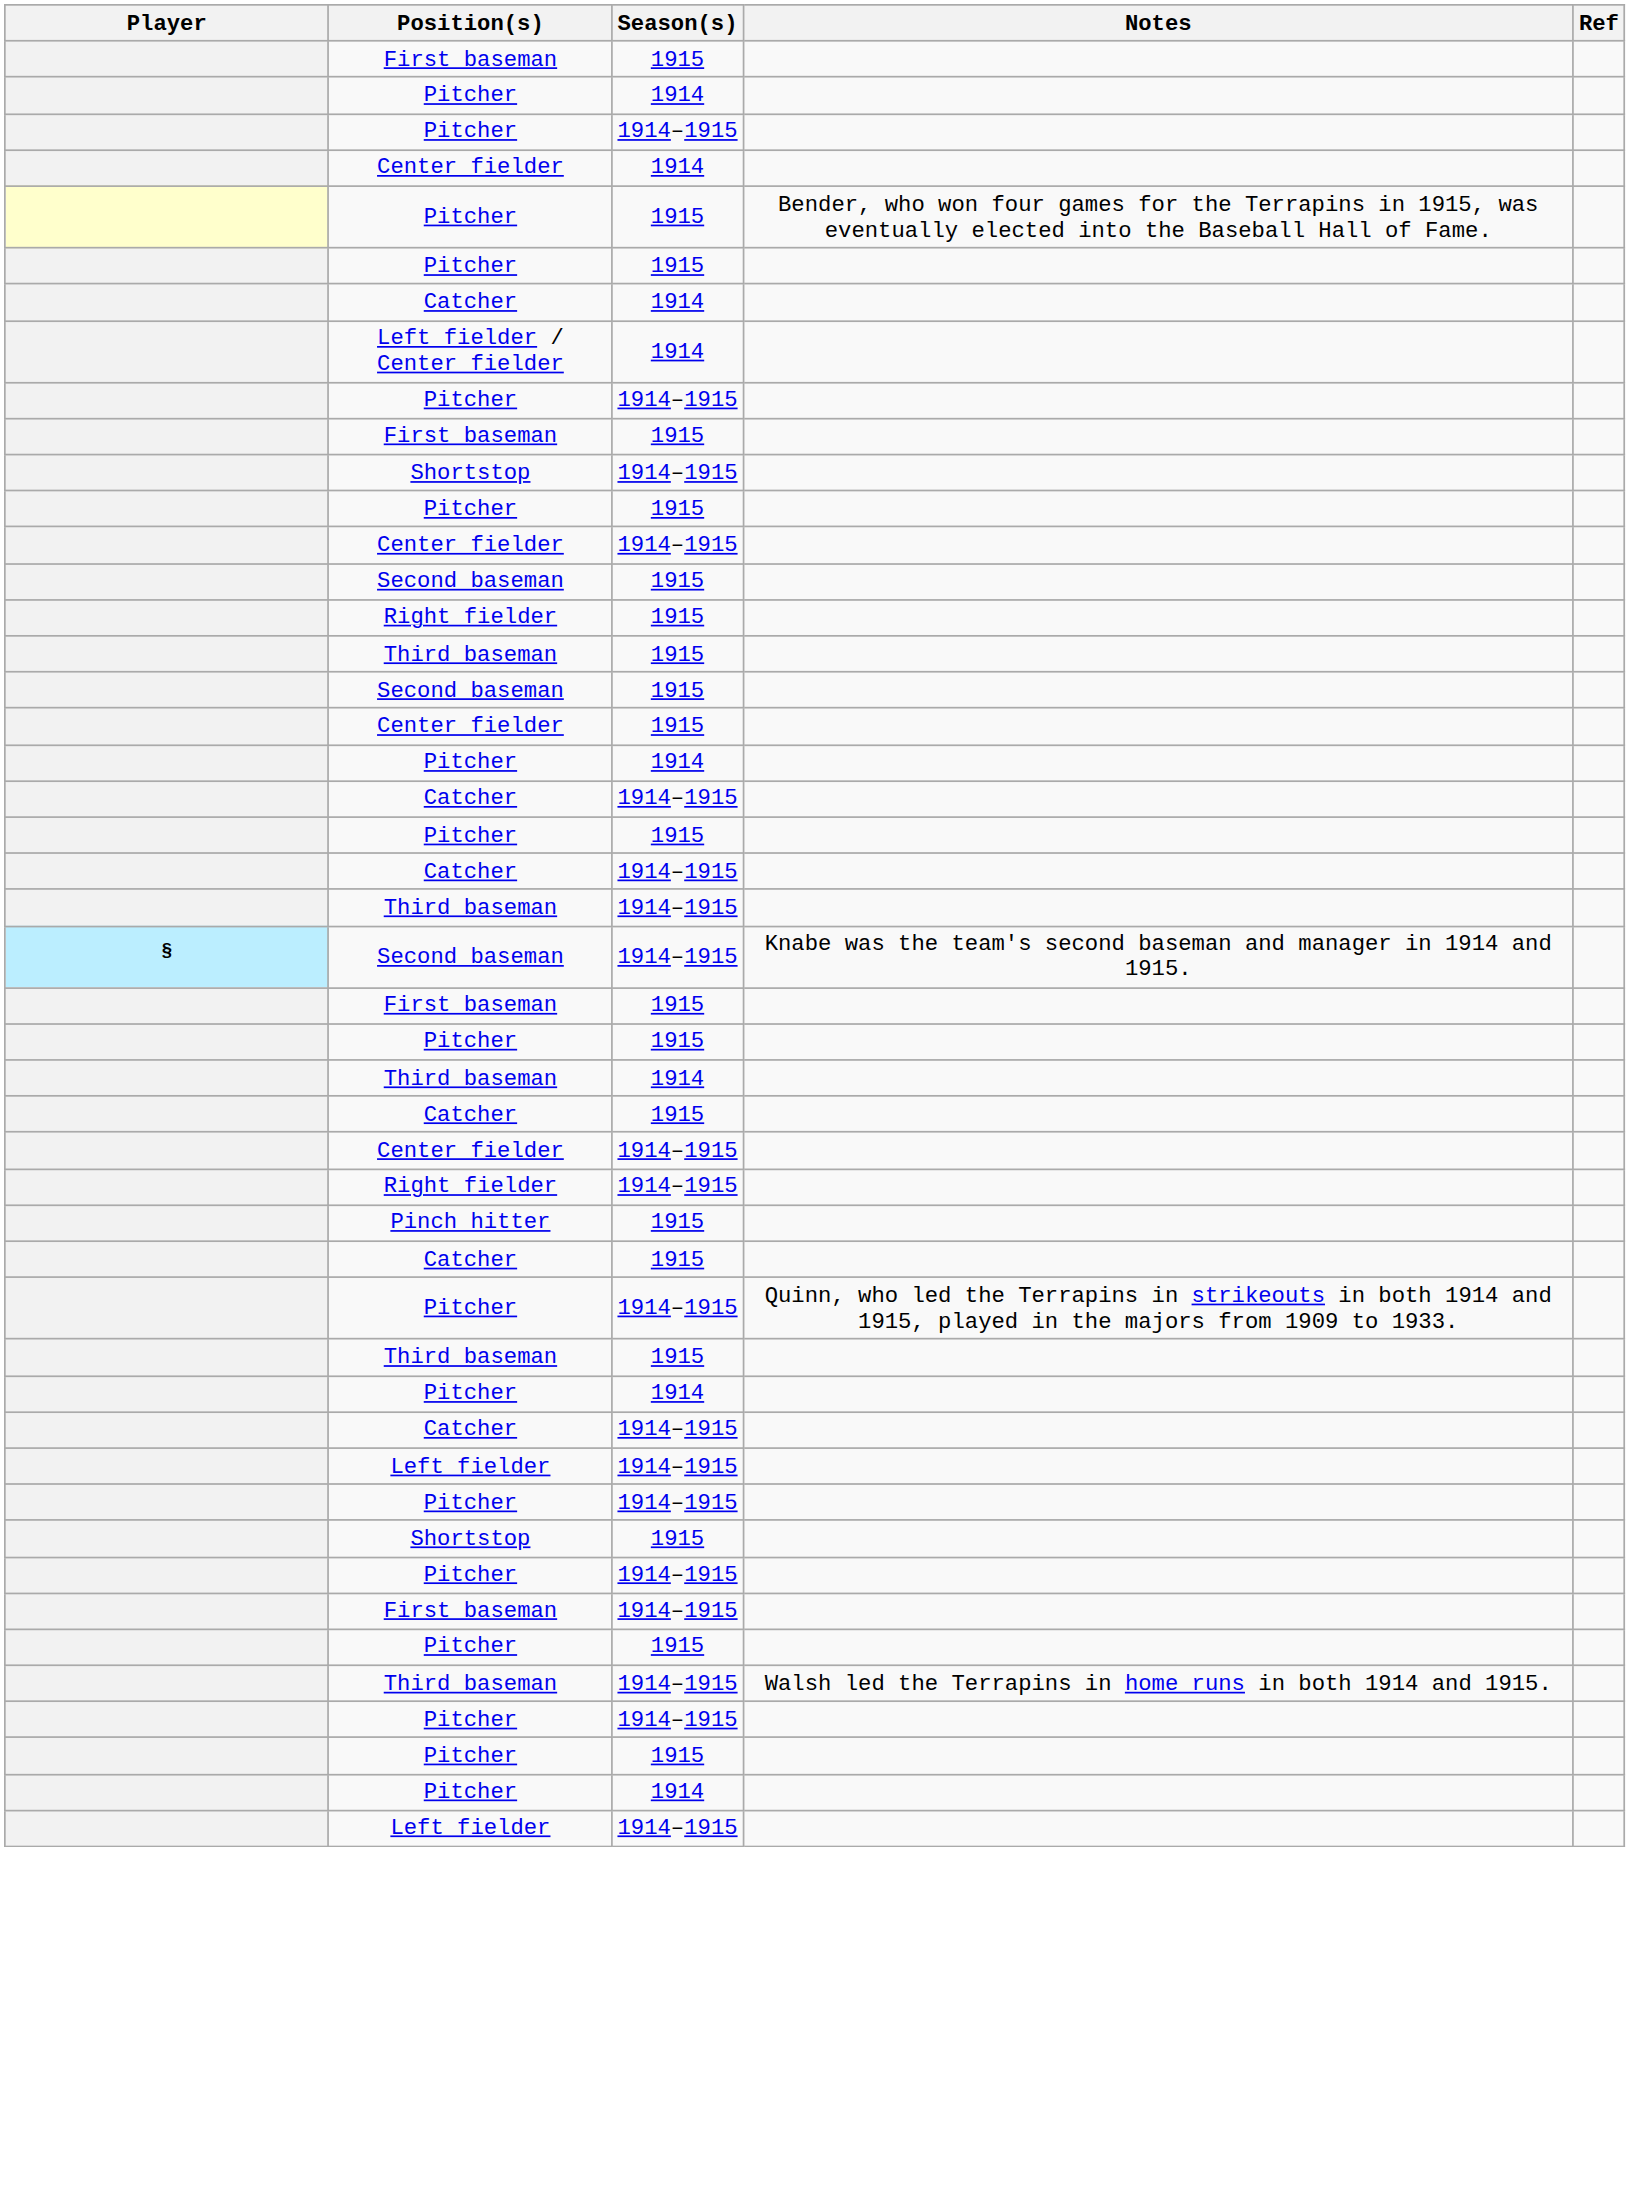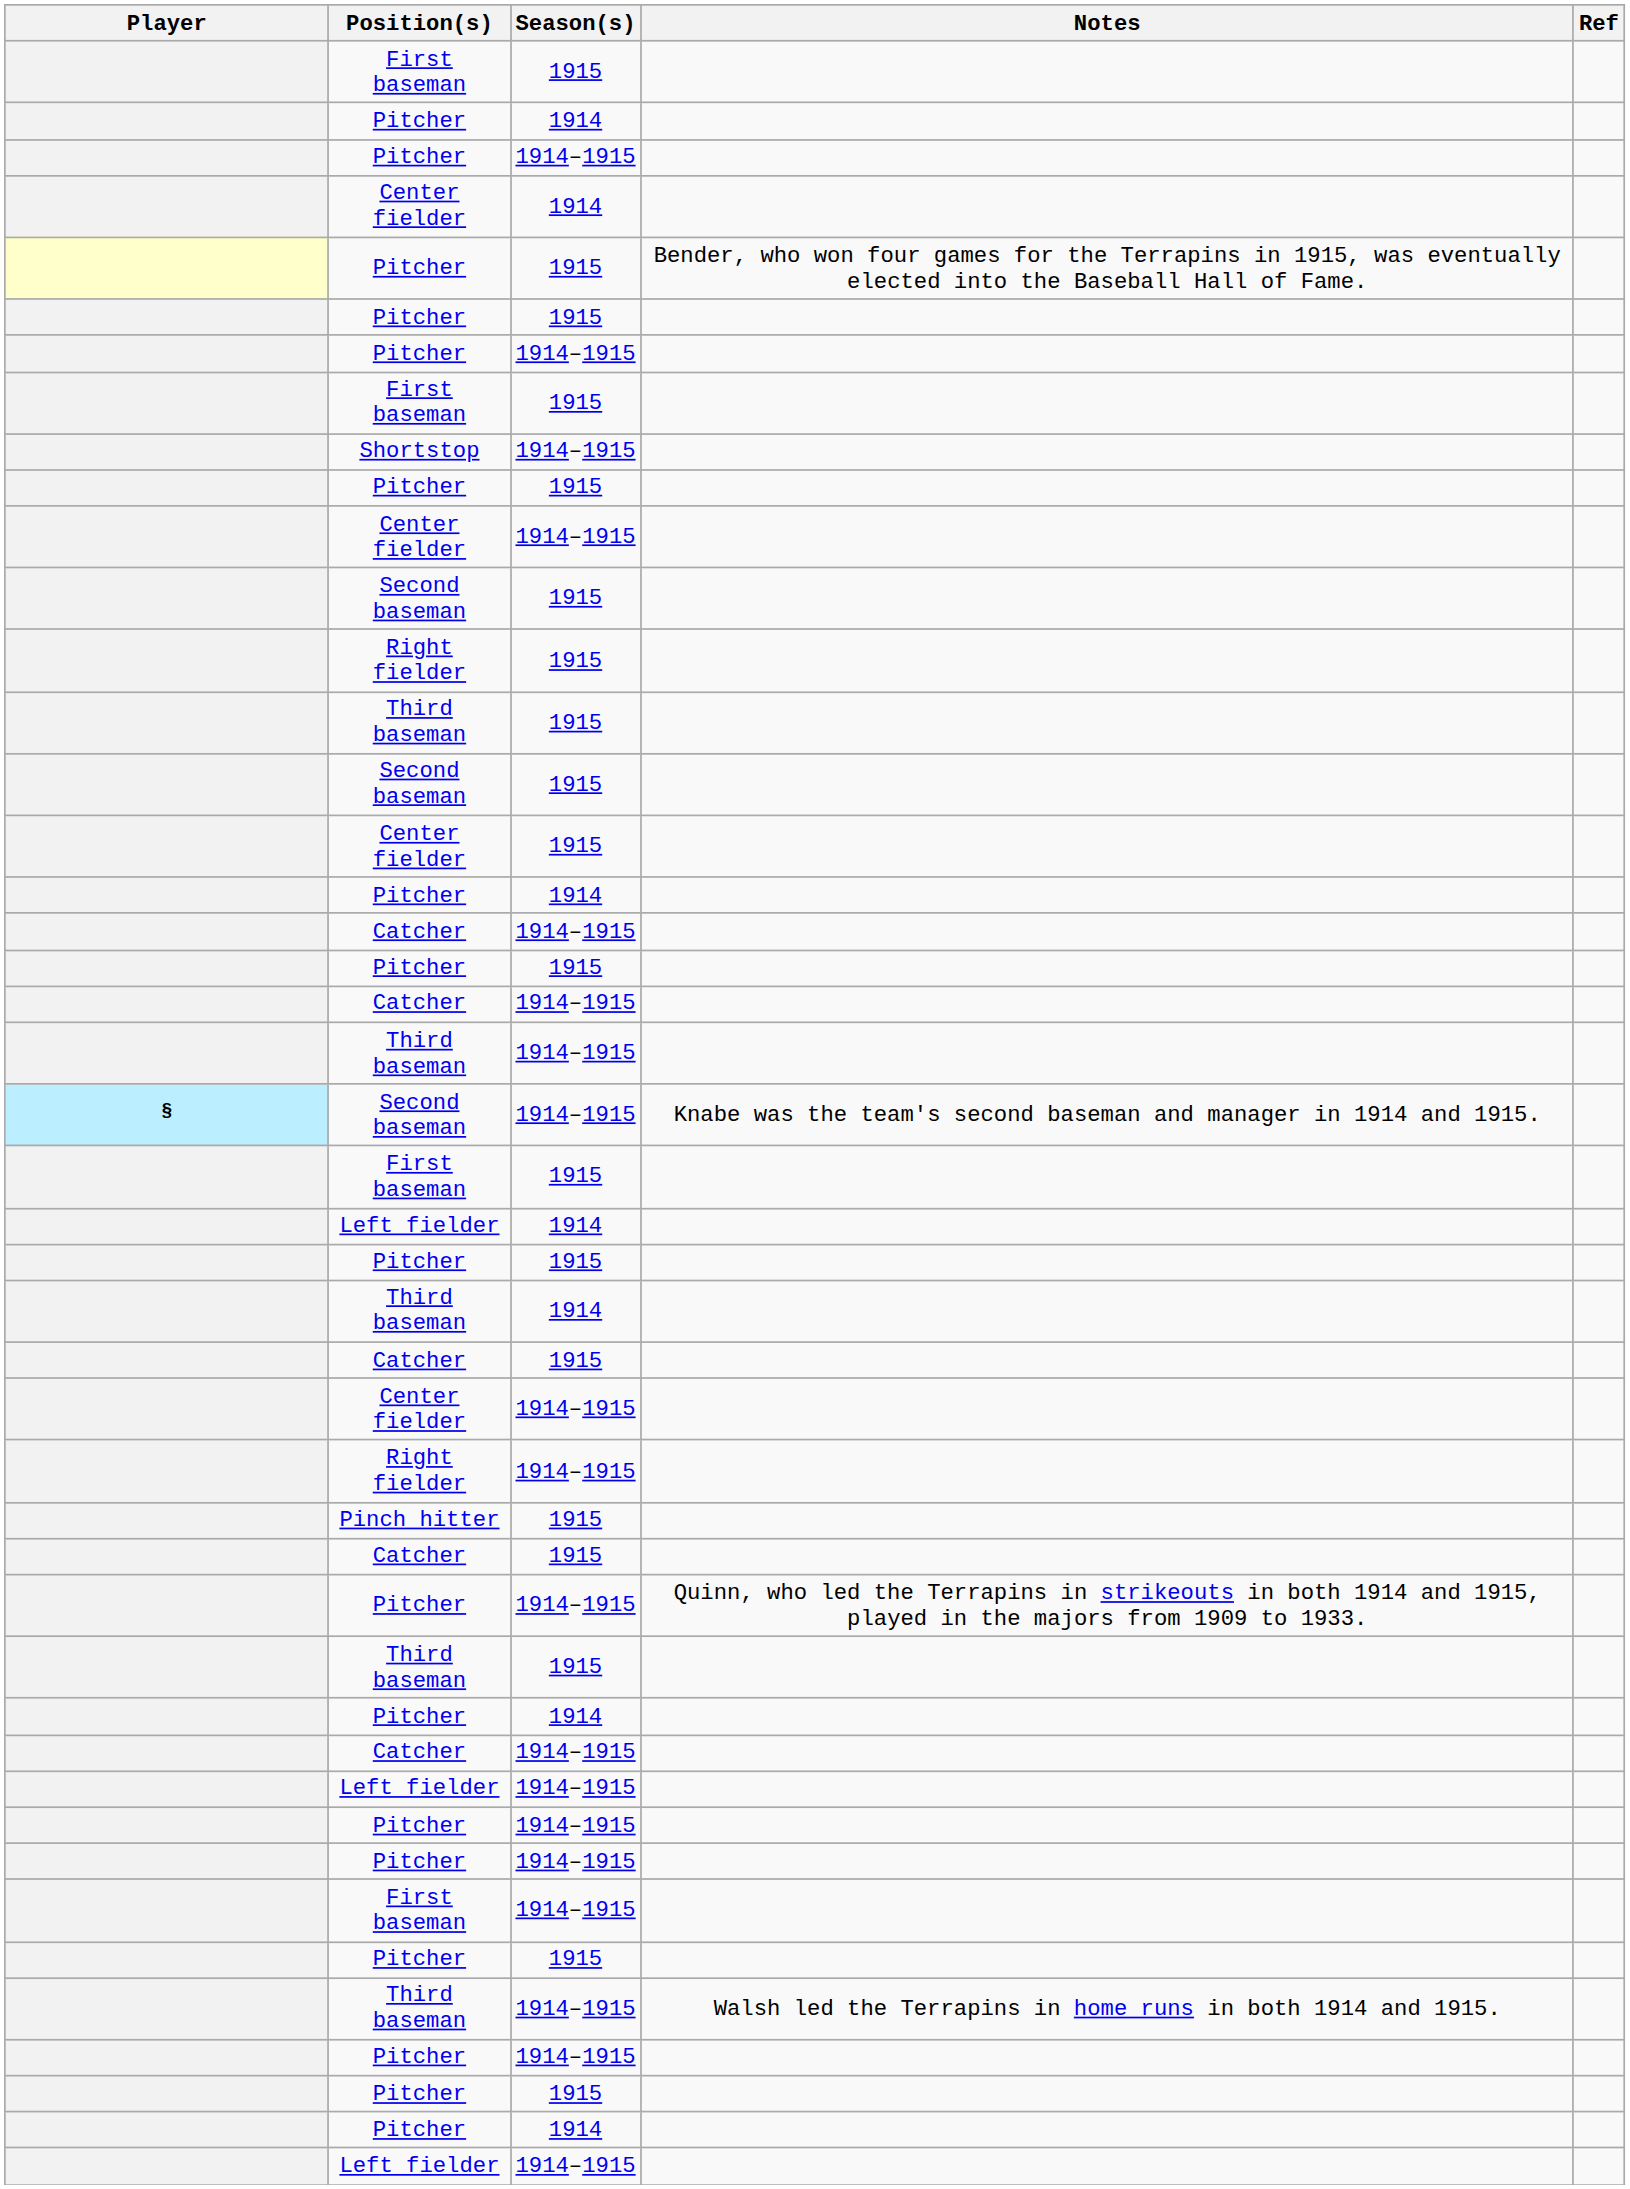- row: (470, 302)
- row: (470, 351)
+ row: (419, 1226)
- row: (470, 1539)
